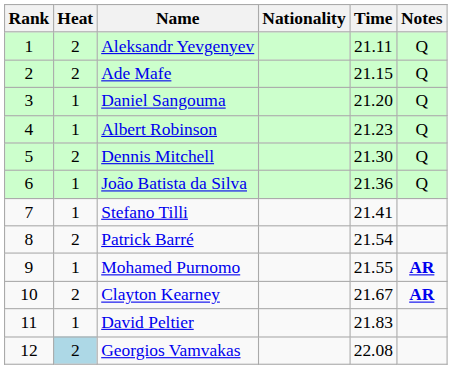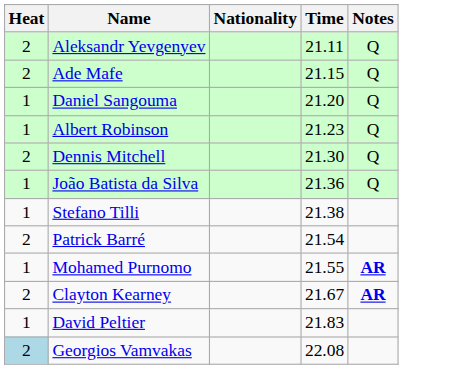- column: (29, 18)
(373, 211) 21.41 -> (325, 211) 21.38
